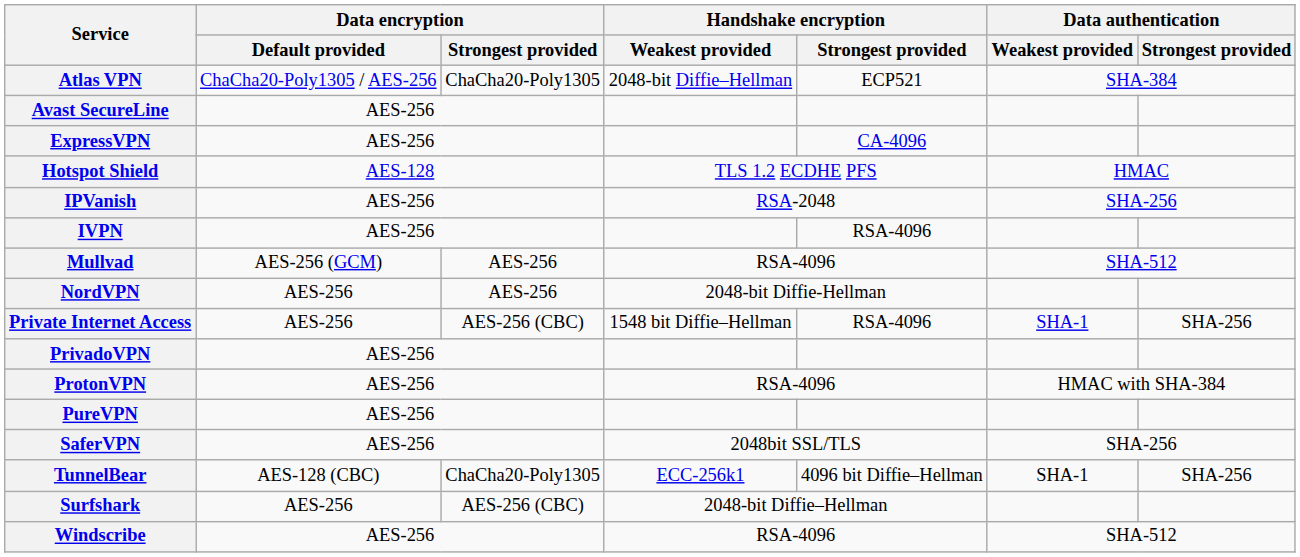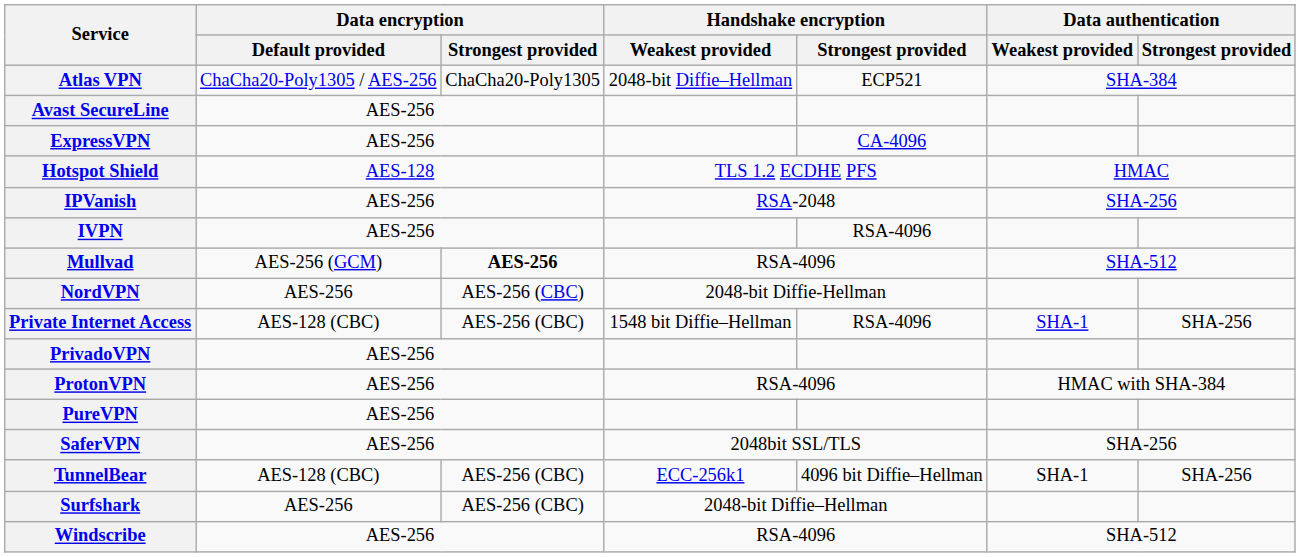(523, 262) normal -> (523, 262) bold
(523, 292) AES-256 -> (523, 292) AES-256 (CBC)
(318, 323) AES-256 -> (318, 323) AES-128 (CBC)
(523, 475) ChaCha20-Poly1305 -> (523, 475) AES-256 (CBC)
